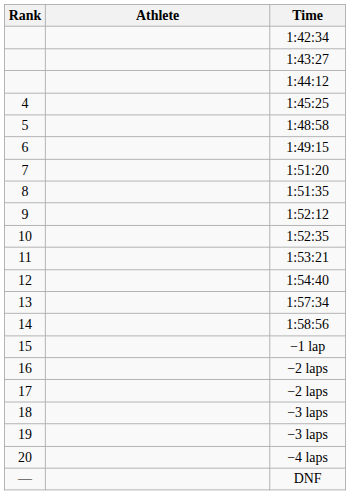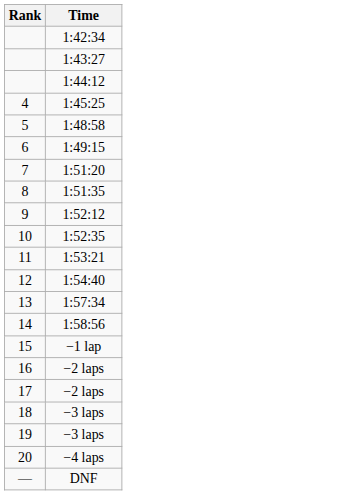- column: (158, 15)
